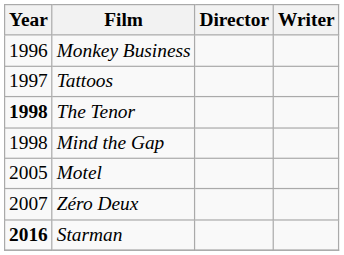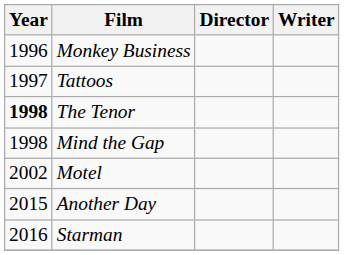(28, 173) 2005 -> (28, 173) 2002
- row: (97, 204)
+ row: (106, 204)
(28, 234) bold -> (28, 234) normal
